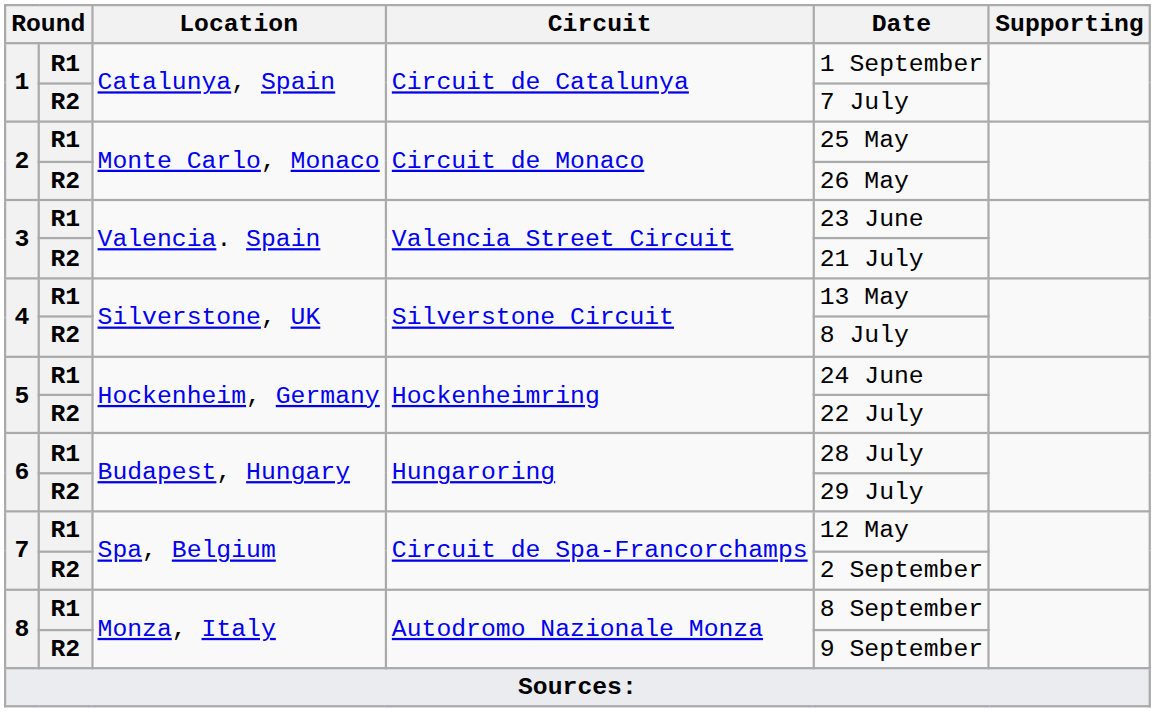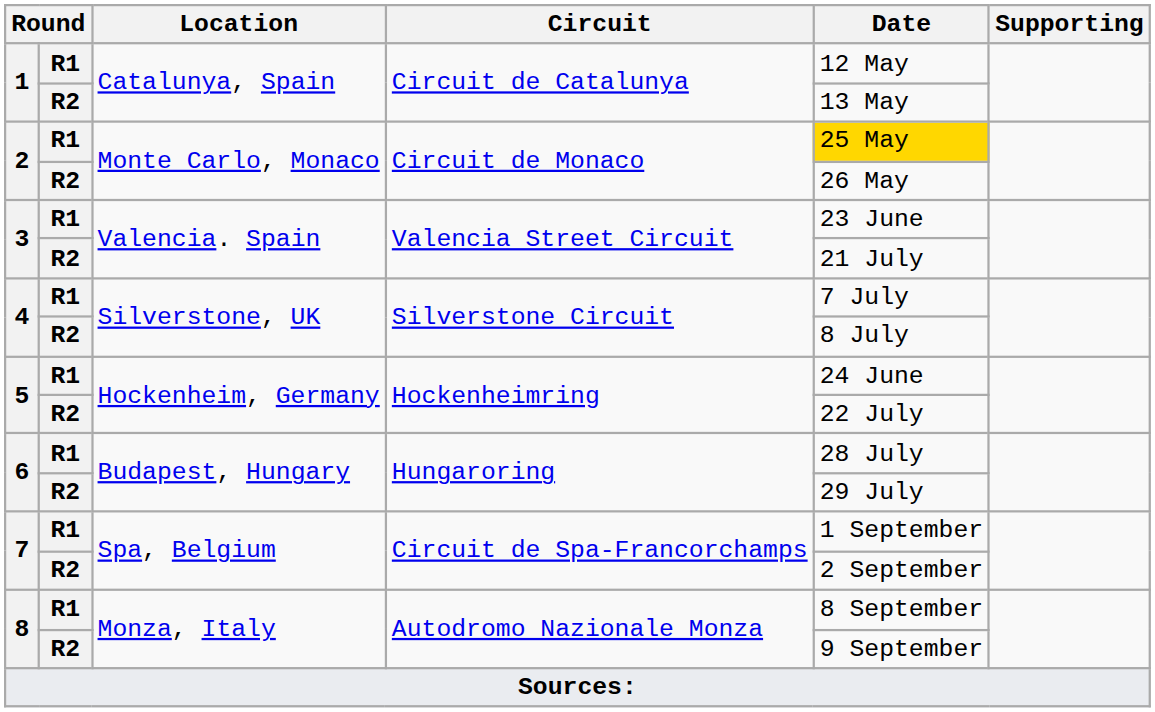(901, 64) 1 September -> (864, 64) 12 May
(864, 103) 7 July -> (864, 103) 13 May
(864, 142) no background -> (864, 142) gold background
(864, 298) 13 May -> (864, 298) 7 July
(864, 532) 12 May -> (901, 532) 1 September
